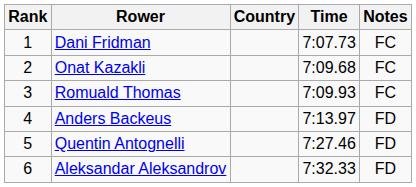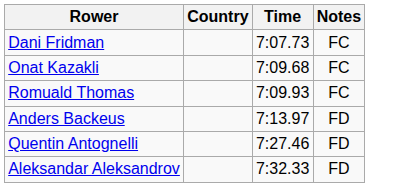- column: (28, 17)
